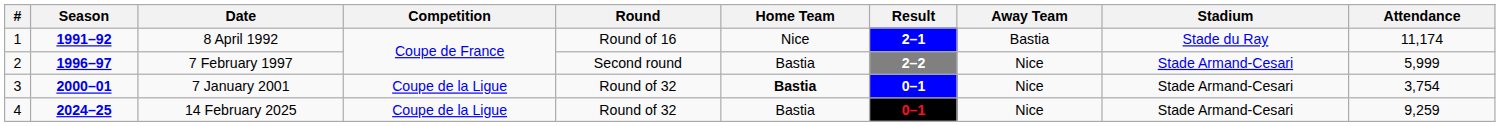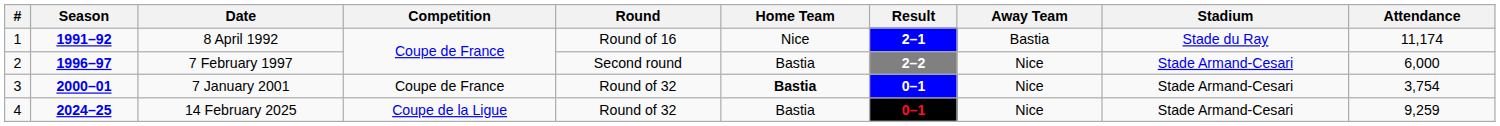(1422, 63) 5,999 -> (1422, 63) 6,000
(450, 86) Coupe de la Ligue -> (450, 86) Coupe de France
